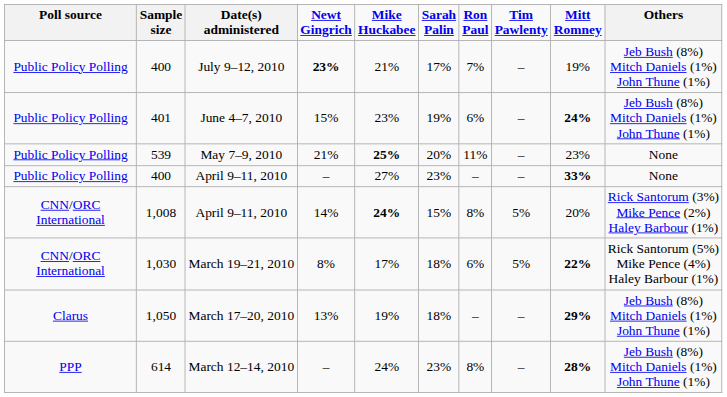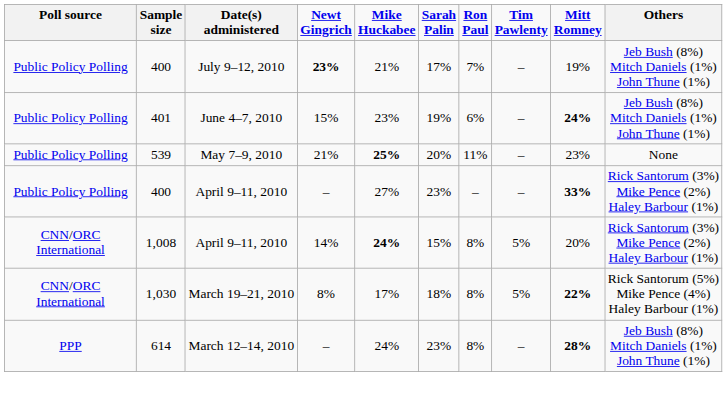(663, 176) None -> (663, 191) Rick Santorum (3%) Mike Pence (2%) Haley Barbour (1%)
(475, 264) 6% -> (475, 294) 8%
- row: (161, 315)
